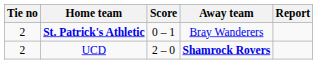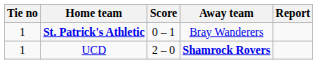(22, 31) 2 -> (22, 31) 1
(22, 50) 2 -> (22, 50) 1
